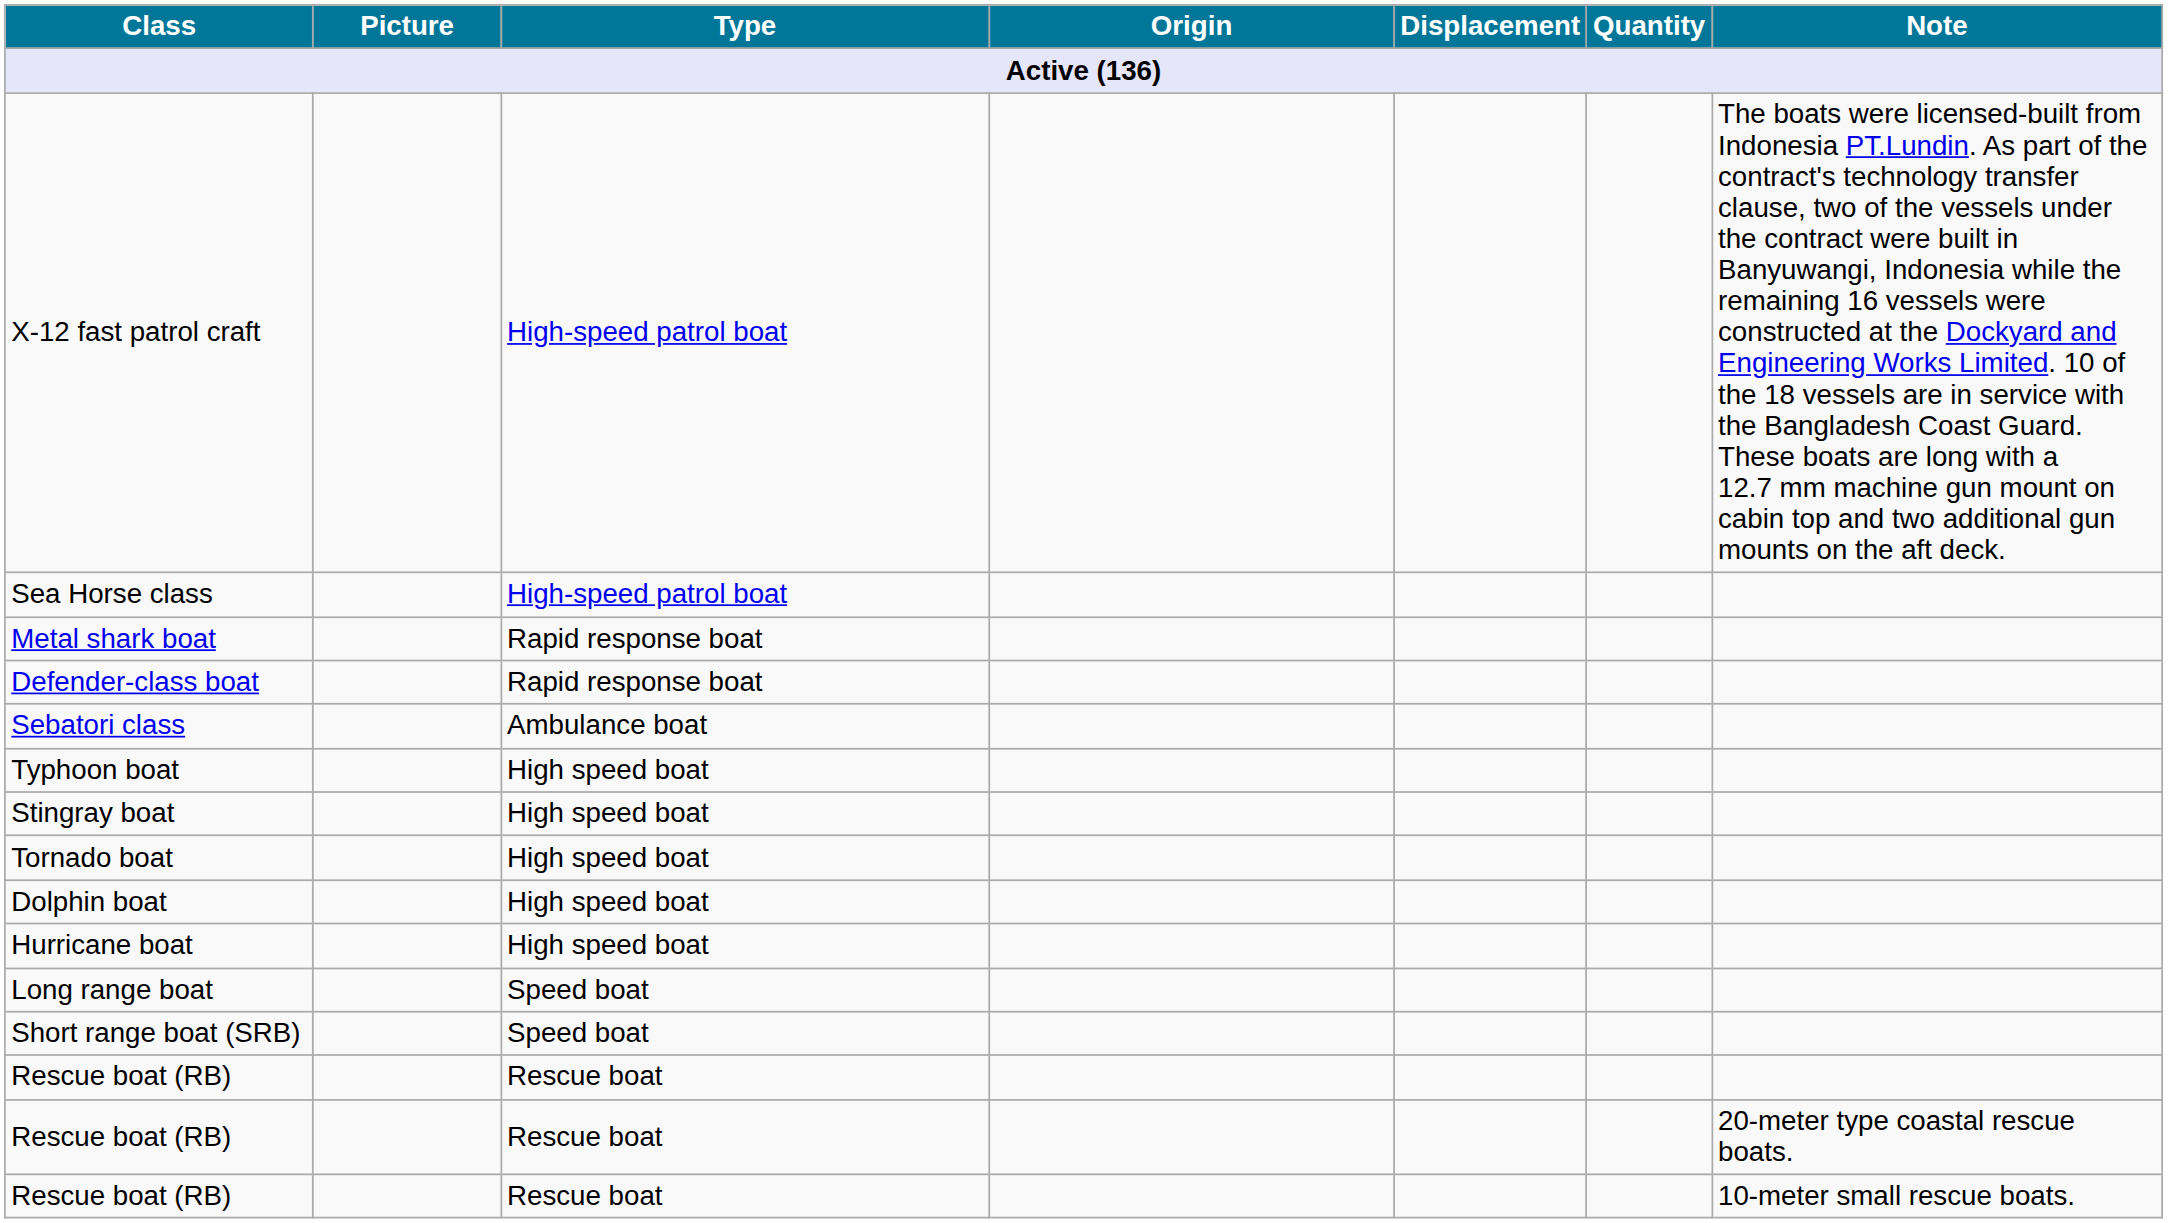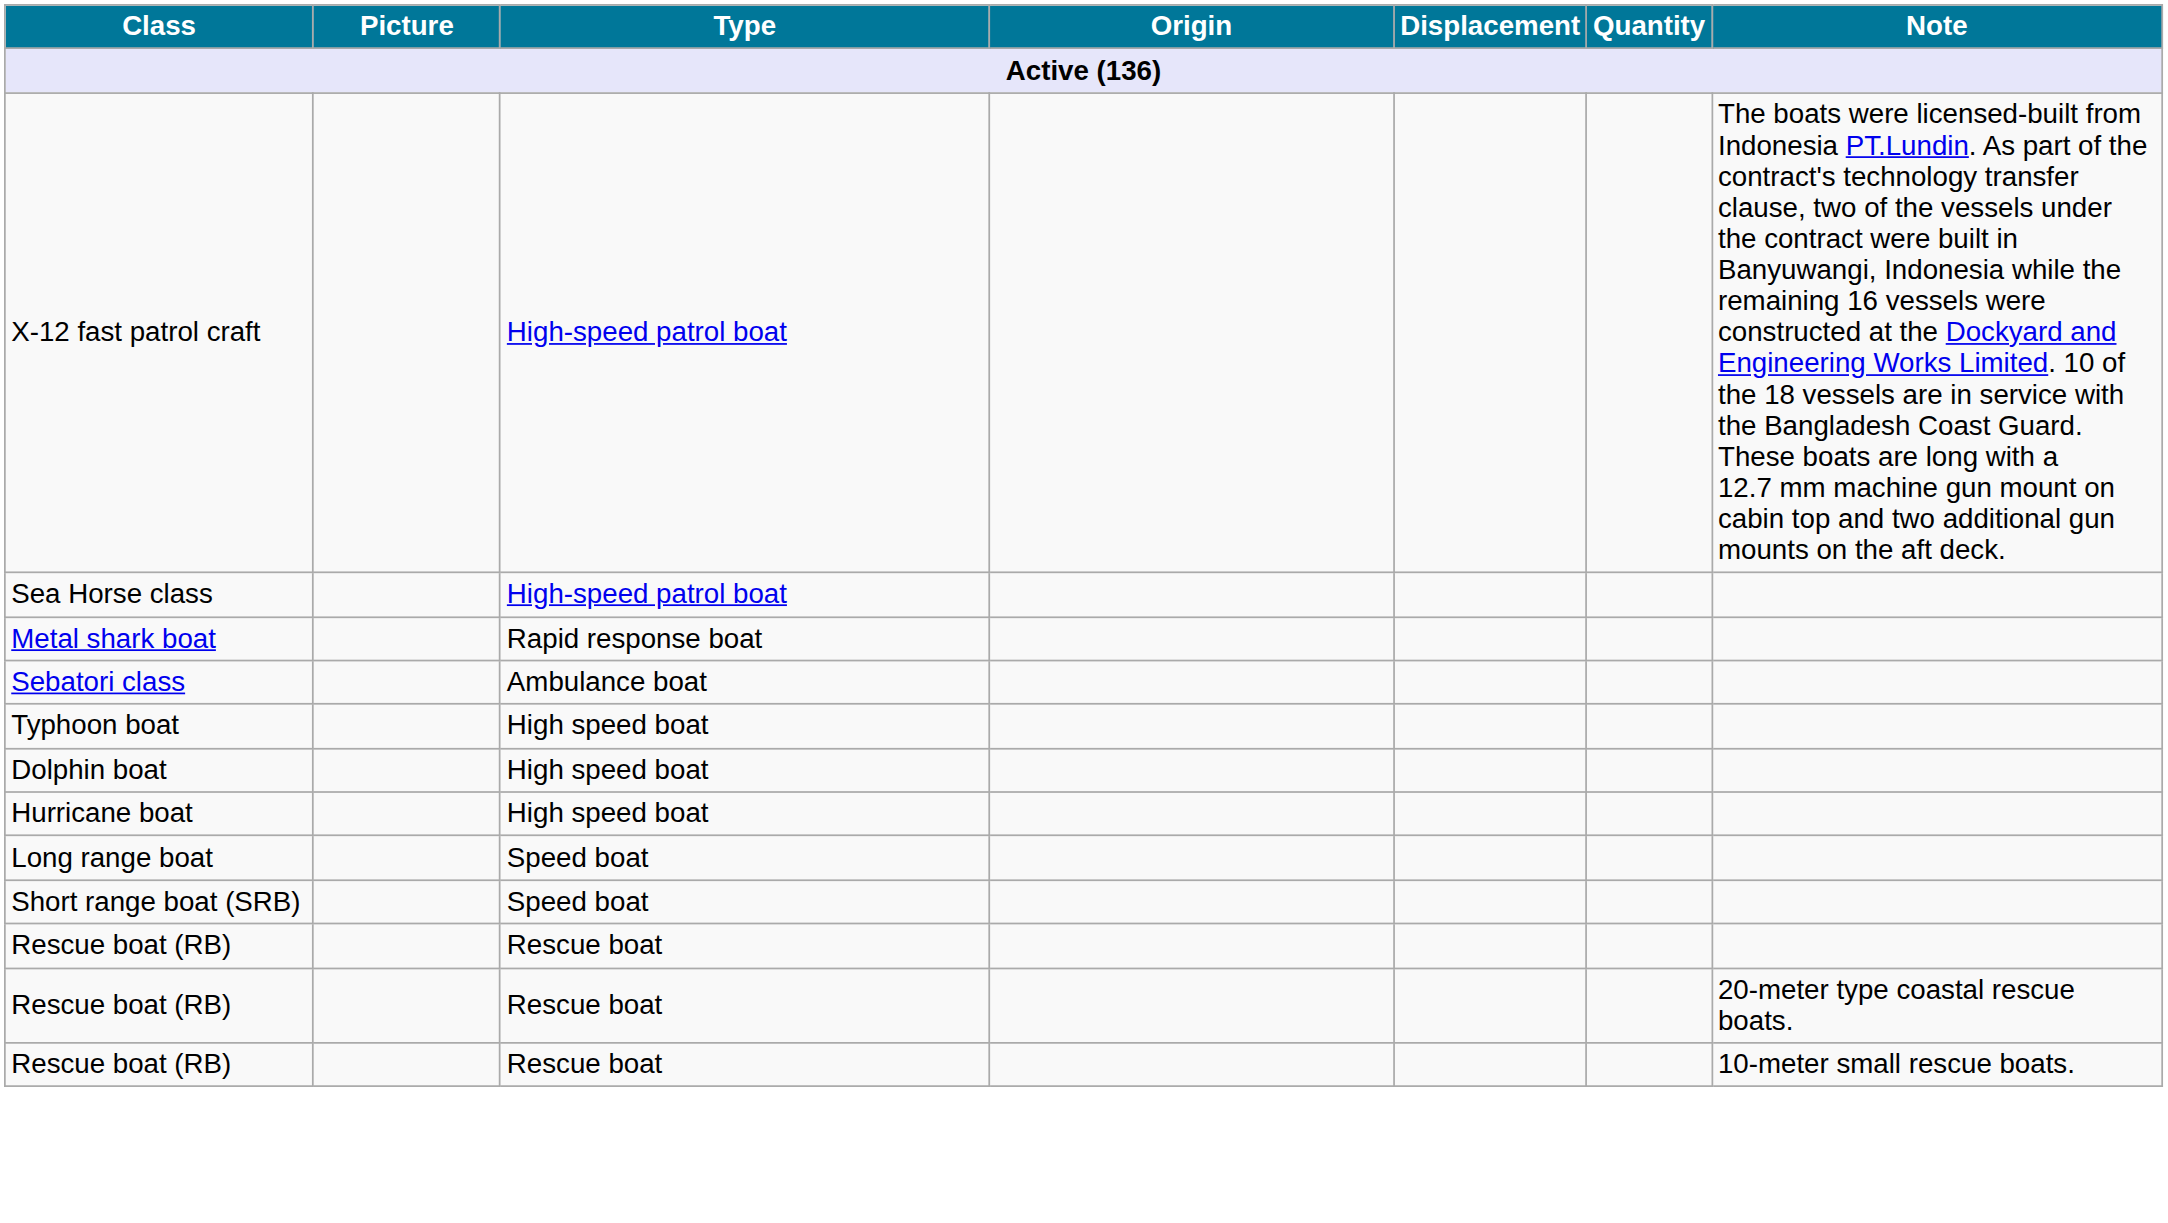- row: (135, 681)
- row: (93, 813)
- row: (92, 857)
